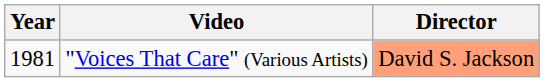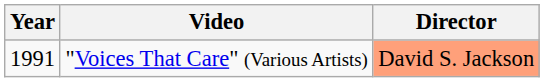(32, 58) 1981 -> (32, 58) 1991
